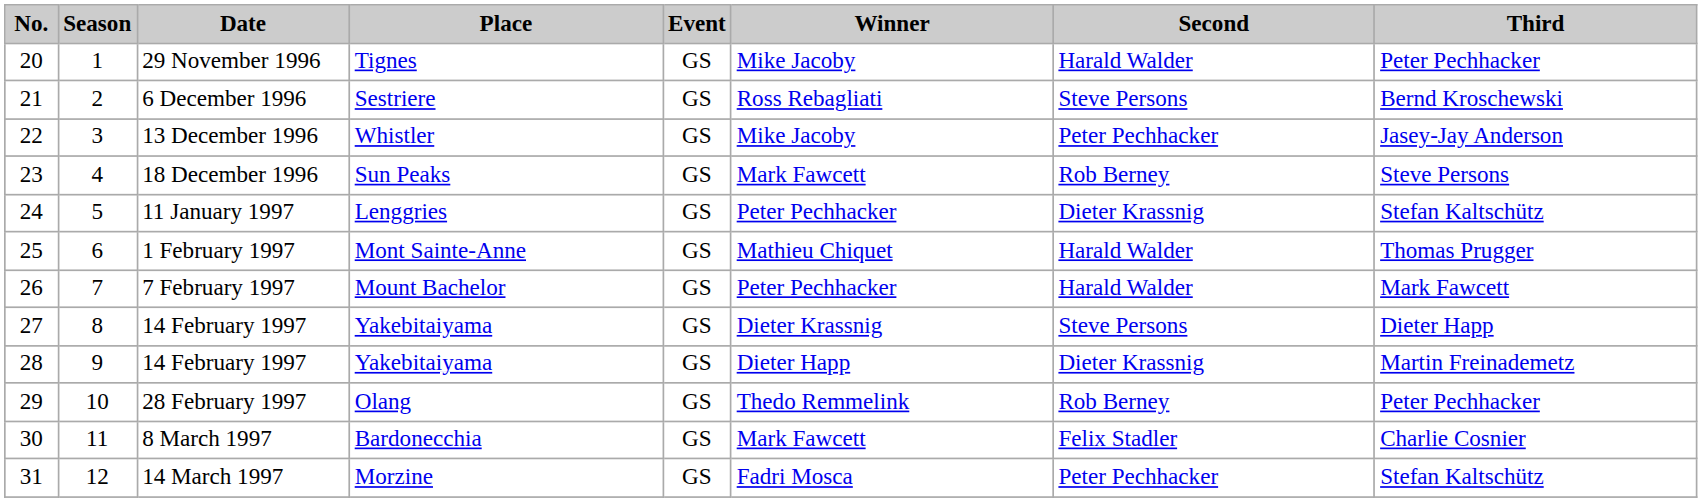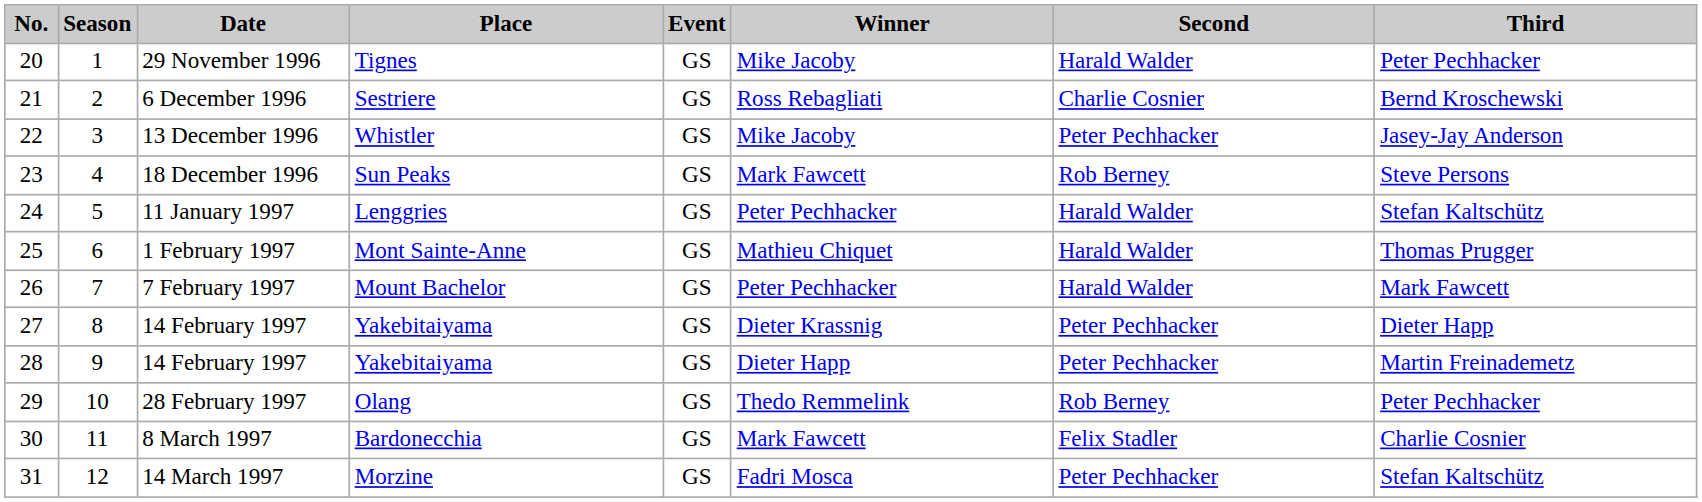(1123, 98) Steve Persons -> (1131, 98) Charlie Cosnier
(1131, 212) Dieter Krassnig -> (1126, 212) Harald Walder
(1123, 325) Steve Persons -> (1138, 325) Peter Pechhacker
(1131, 363) Dieter Krassnig -> (1138, 363) Peter Pechhacker
